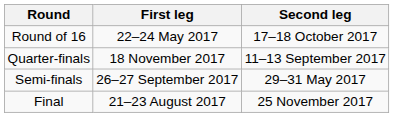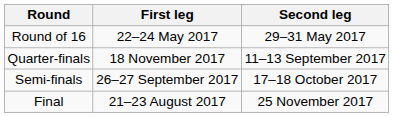(315, 36) 17–18 October 2017 -> (315, 36) 29–31 May 2017
(315, 79) 29–31 May 2017 -> (315, 79) 17–18 October 2017
